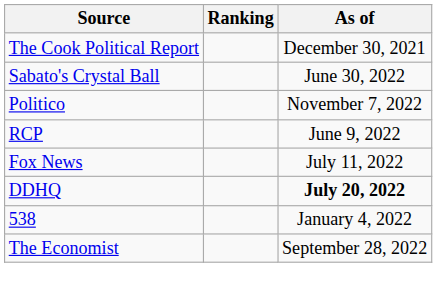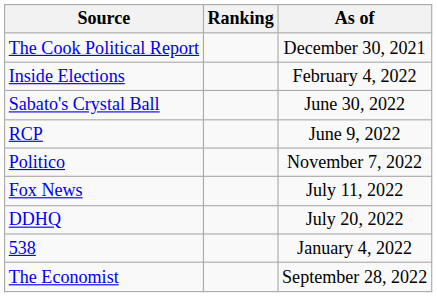+ row: (67, 76)
rows swapped: (37, 104) <-> (26, 133)
(355, 190) bold -> (355, 219) normal
